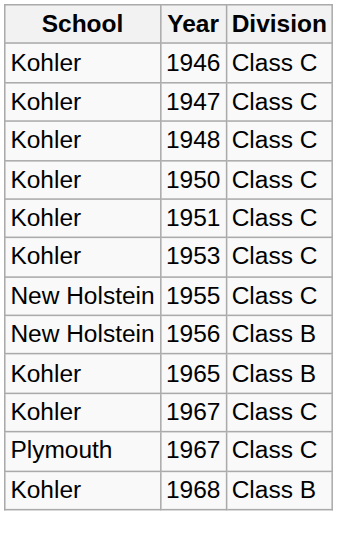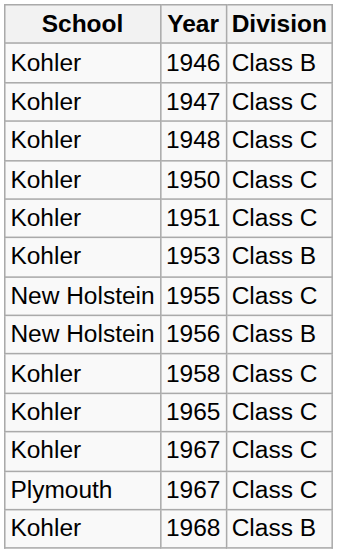(275, 62) Class C -> (274, 62) Class B
(275, 256) Class C -> (274, 256) Class B
+ row: (46, 373)
(274, 373) Class B -> (275, 412) Class C
